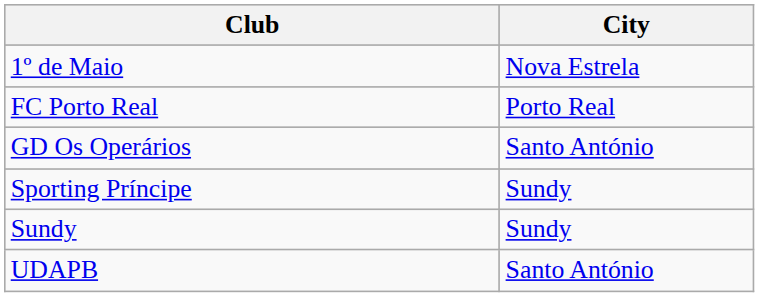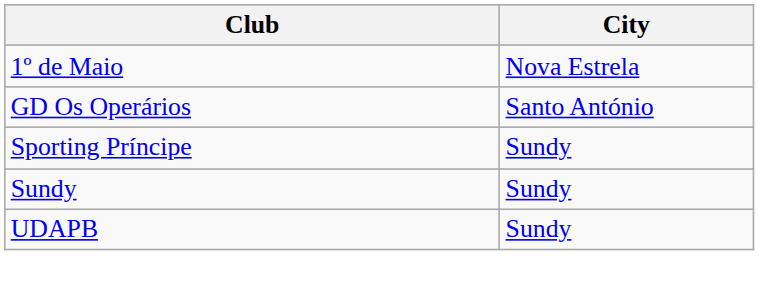- row: (84, 106)
(580, 270) Santo António -> (539, 229) Sundy
